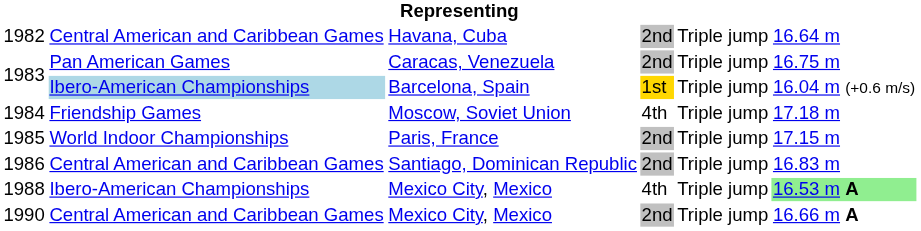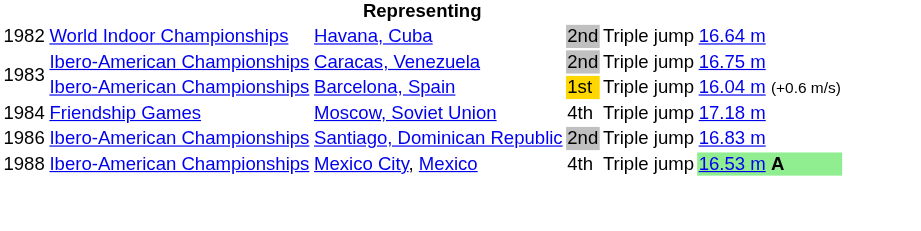(217, 36) Central American and Caribbean Games -> (169, 36) World Indoor Championships
(140, 61) Pan American Games -> (179, 61) Ibero-American Championships
(179, 87) lightblue background -> (179, 87) no background
- row: (24, 138)
(217, 163) Central American and Caribbean Games -> (179, 138) Ibero-American Championships
- row: (24, 214)
